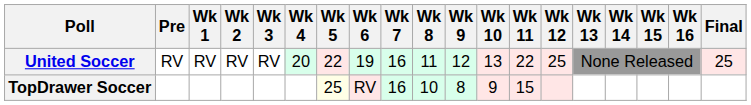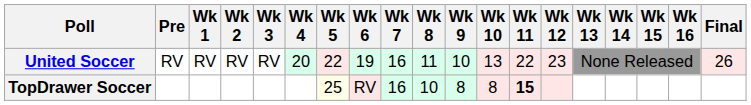(461, 61) 12 -> (461, 61) 10
(557, 61) 25 -> (557, 61) 23
(724, 61) 25 -> (724, 61) 26
(493, 87) 9 -> (493, 87) 8
(525, 87) normal -> (525, 87) bold
